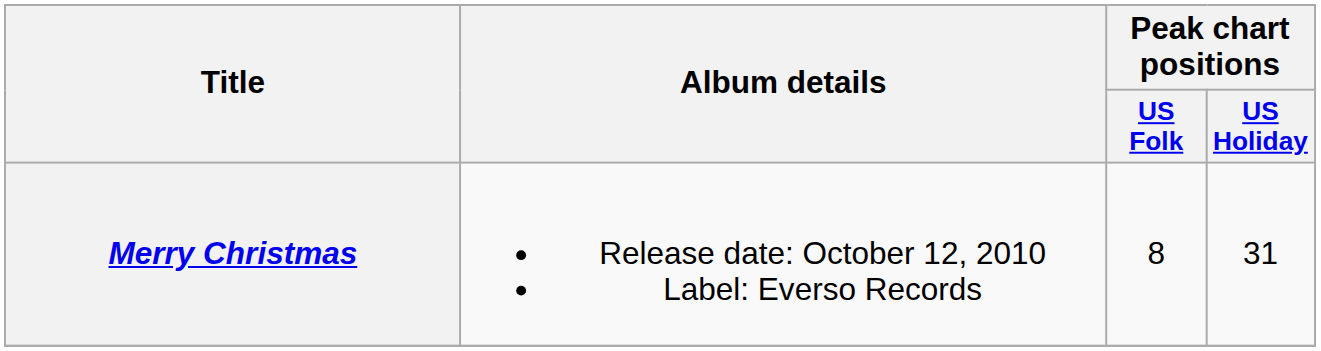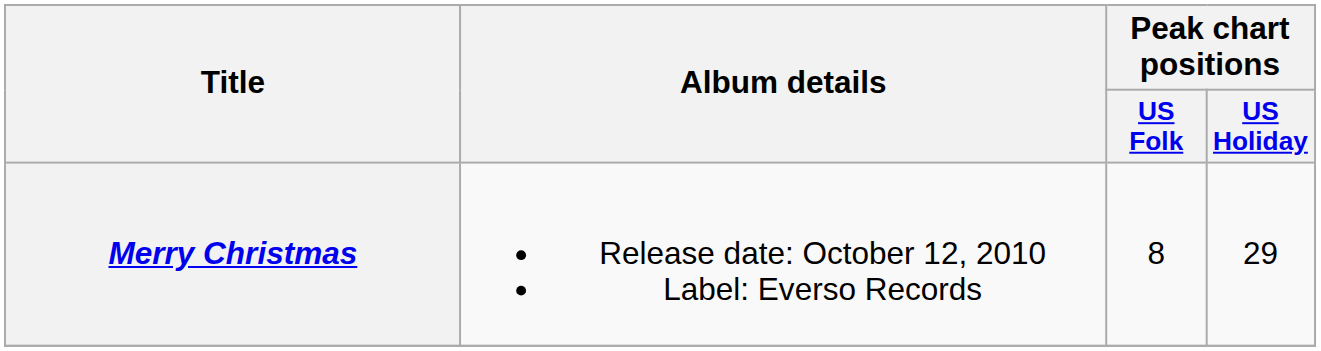(1260, 253) 31 -> (1260, 253) 29
